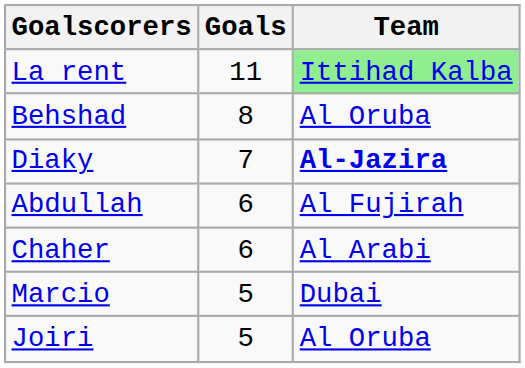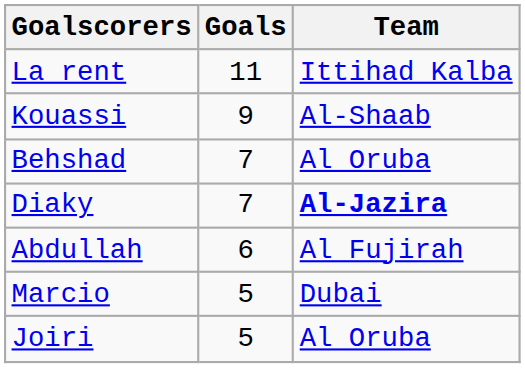(406, 72) lightgreen background -> (406, 72) no background
+ row: (69, 116)
(246, 116) 8 -> (246, 161) 7
- row: (61, 250)
